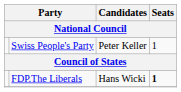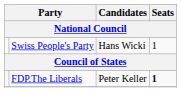(123, 46) Peter Keller -> (122, 46) Hans Wicki
(122, 79) Hans Wicki -> (123, 79) Peter Keller
